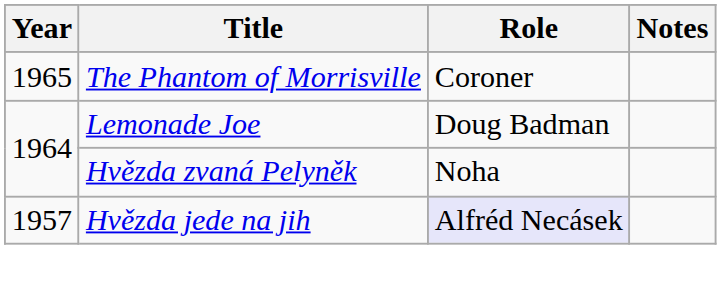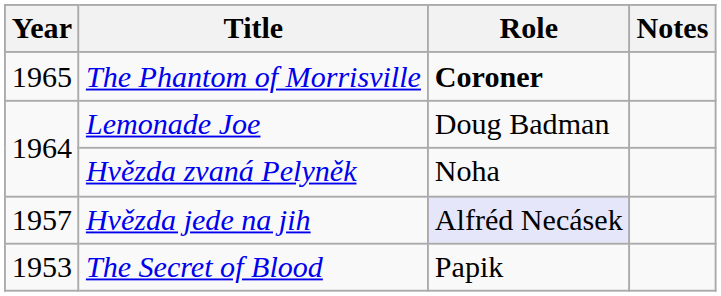(484, 76) normal -> (489, 76) bold
+ row: (204, 266)
